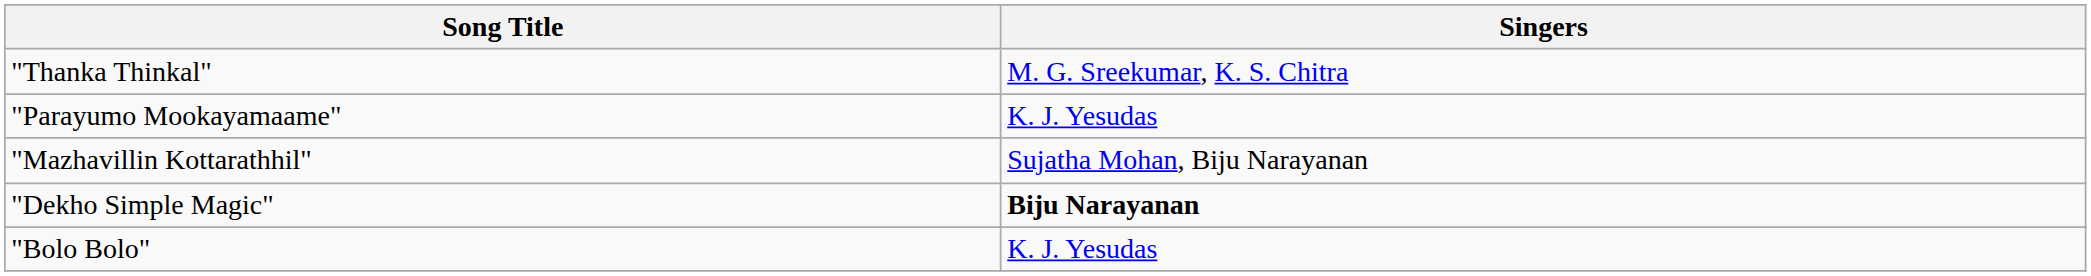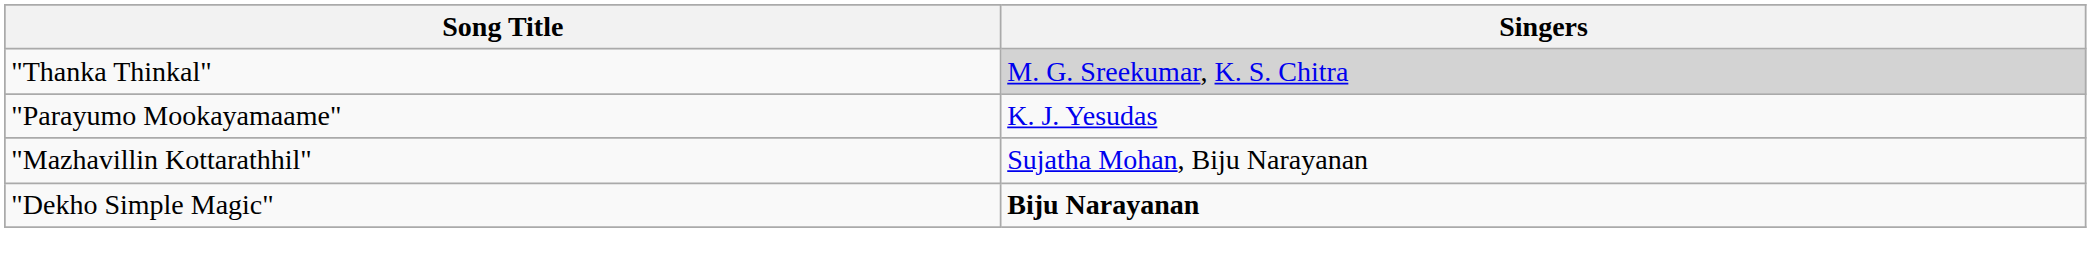(1178, 71) no background -> (1178, 71) lightgrey background
- row: (81, 248)
